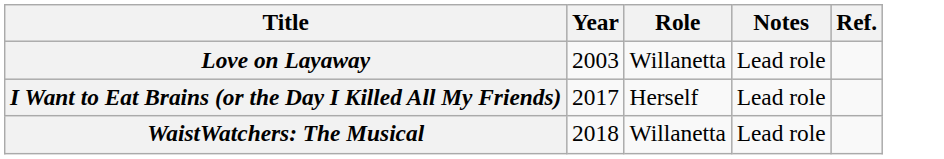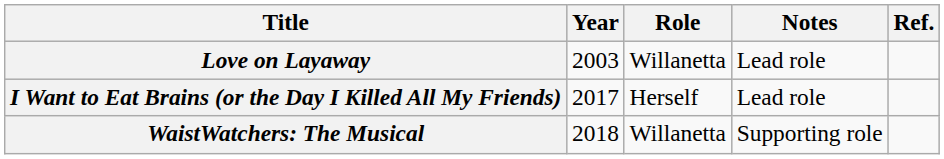(781, 134) Lead role -> (810, 134) Supporting role
